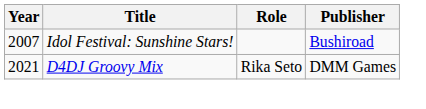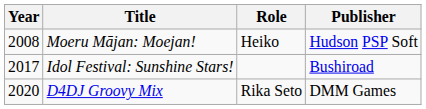+ row: (121, 41)
(24, 41) 2007 -> (24, 66) 2017
(24, 66) 2021 -> (24, 91) 2020
